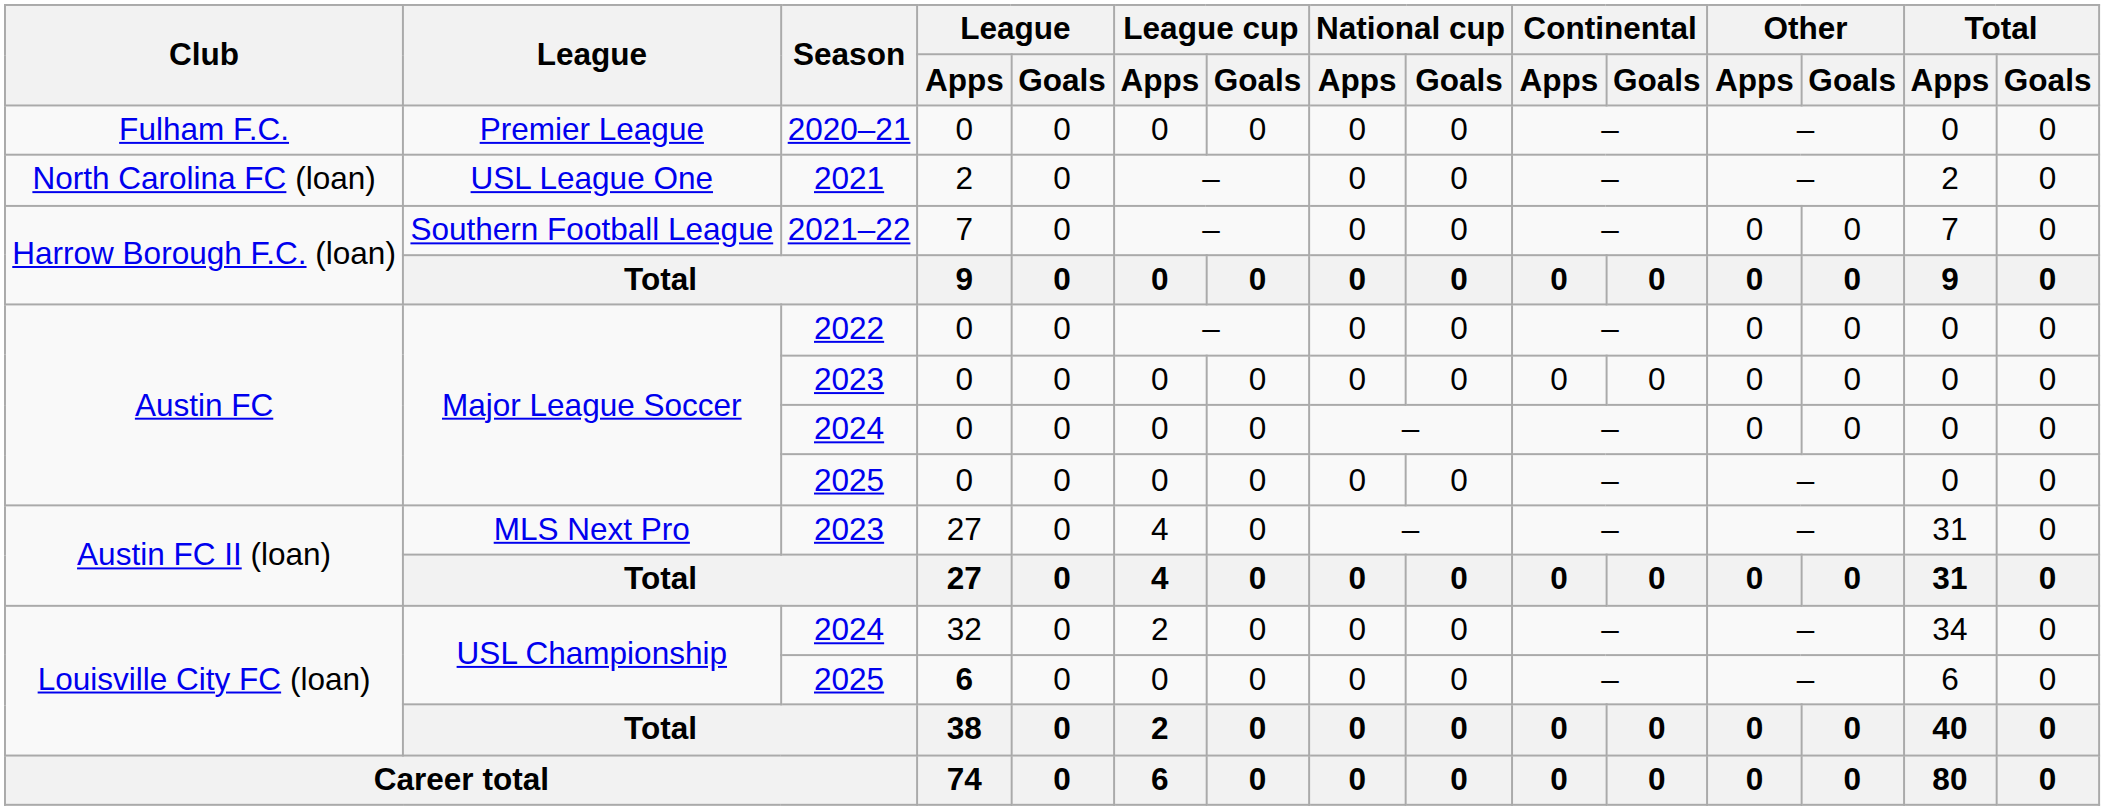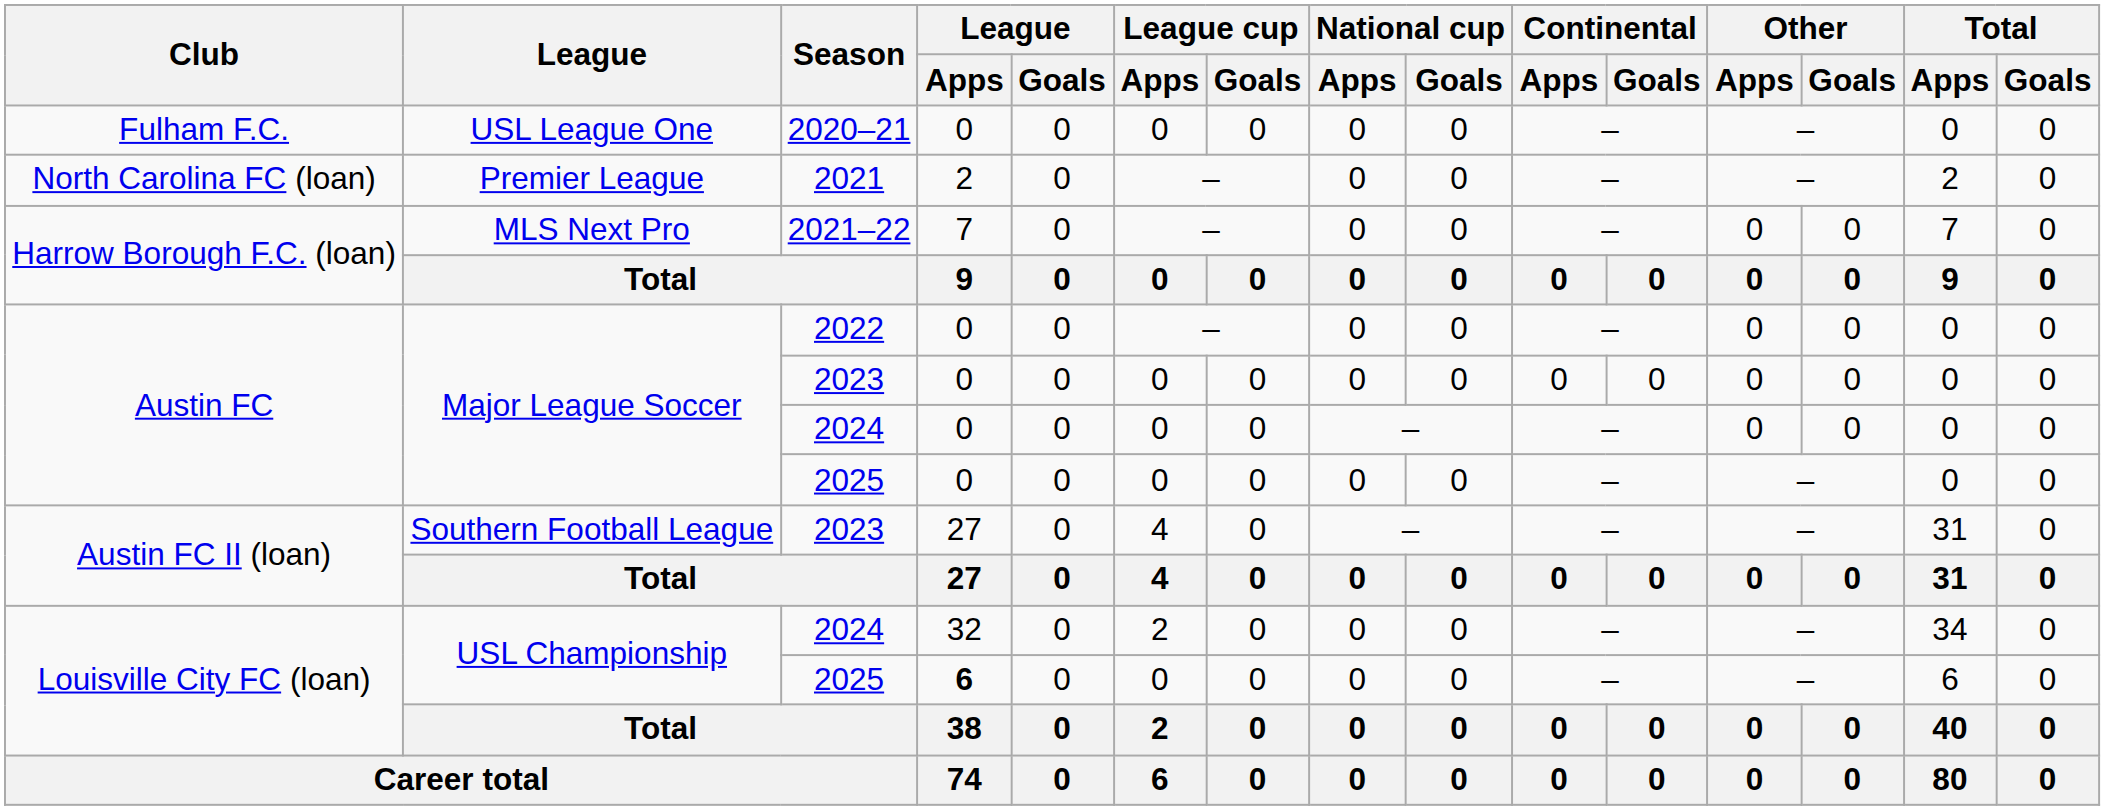(592, 129) Premier League -> (592, 129) USL League One
(592, 179) USL League One -> (592, 179) Premier League
(592, 229) Southern Football League -> (592, 229) MLS Next Pro
(592, 529) MLS Next Pro -> (592, 529) Southern Football League
